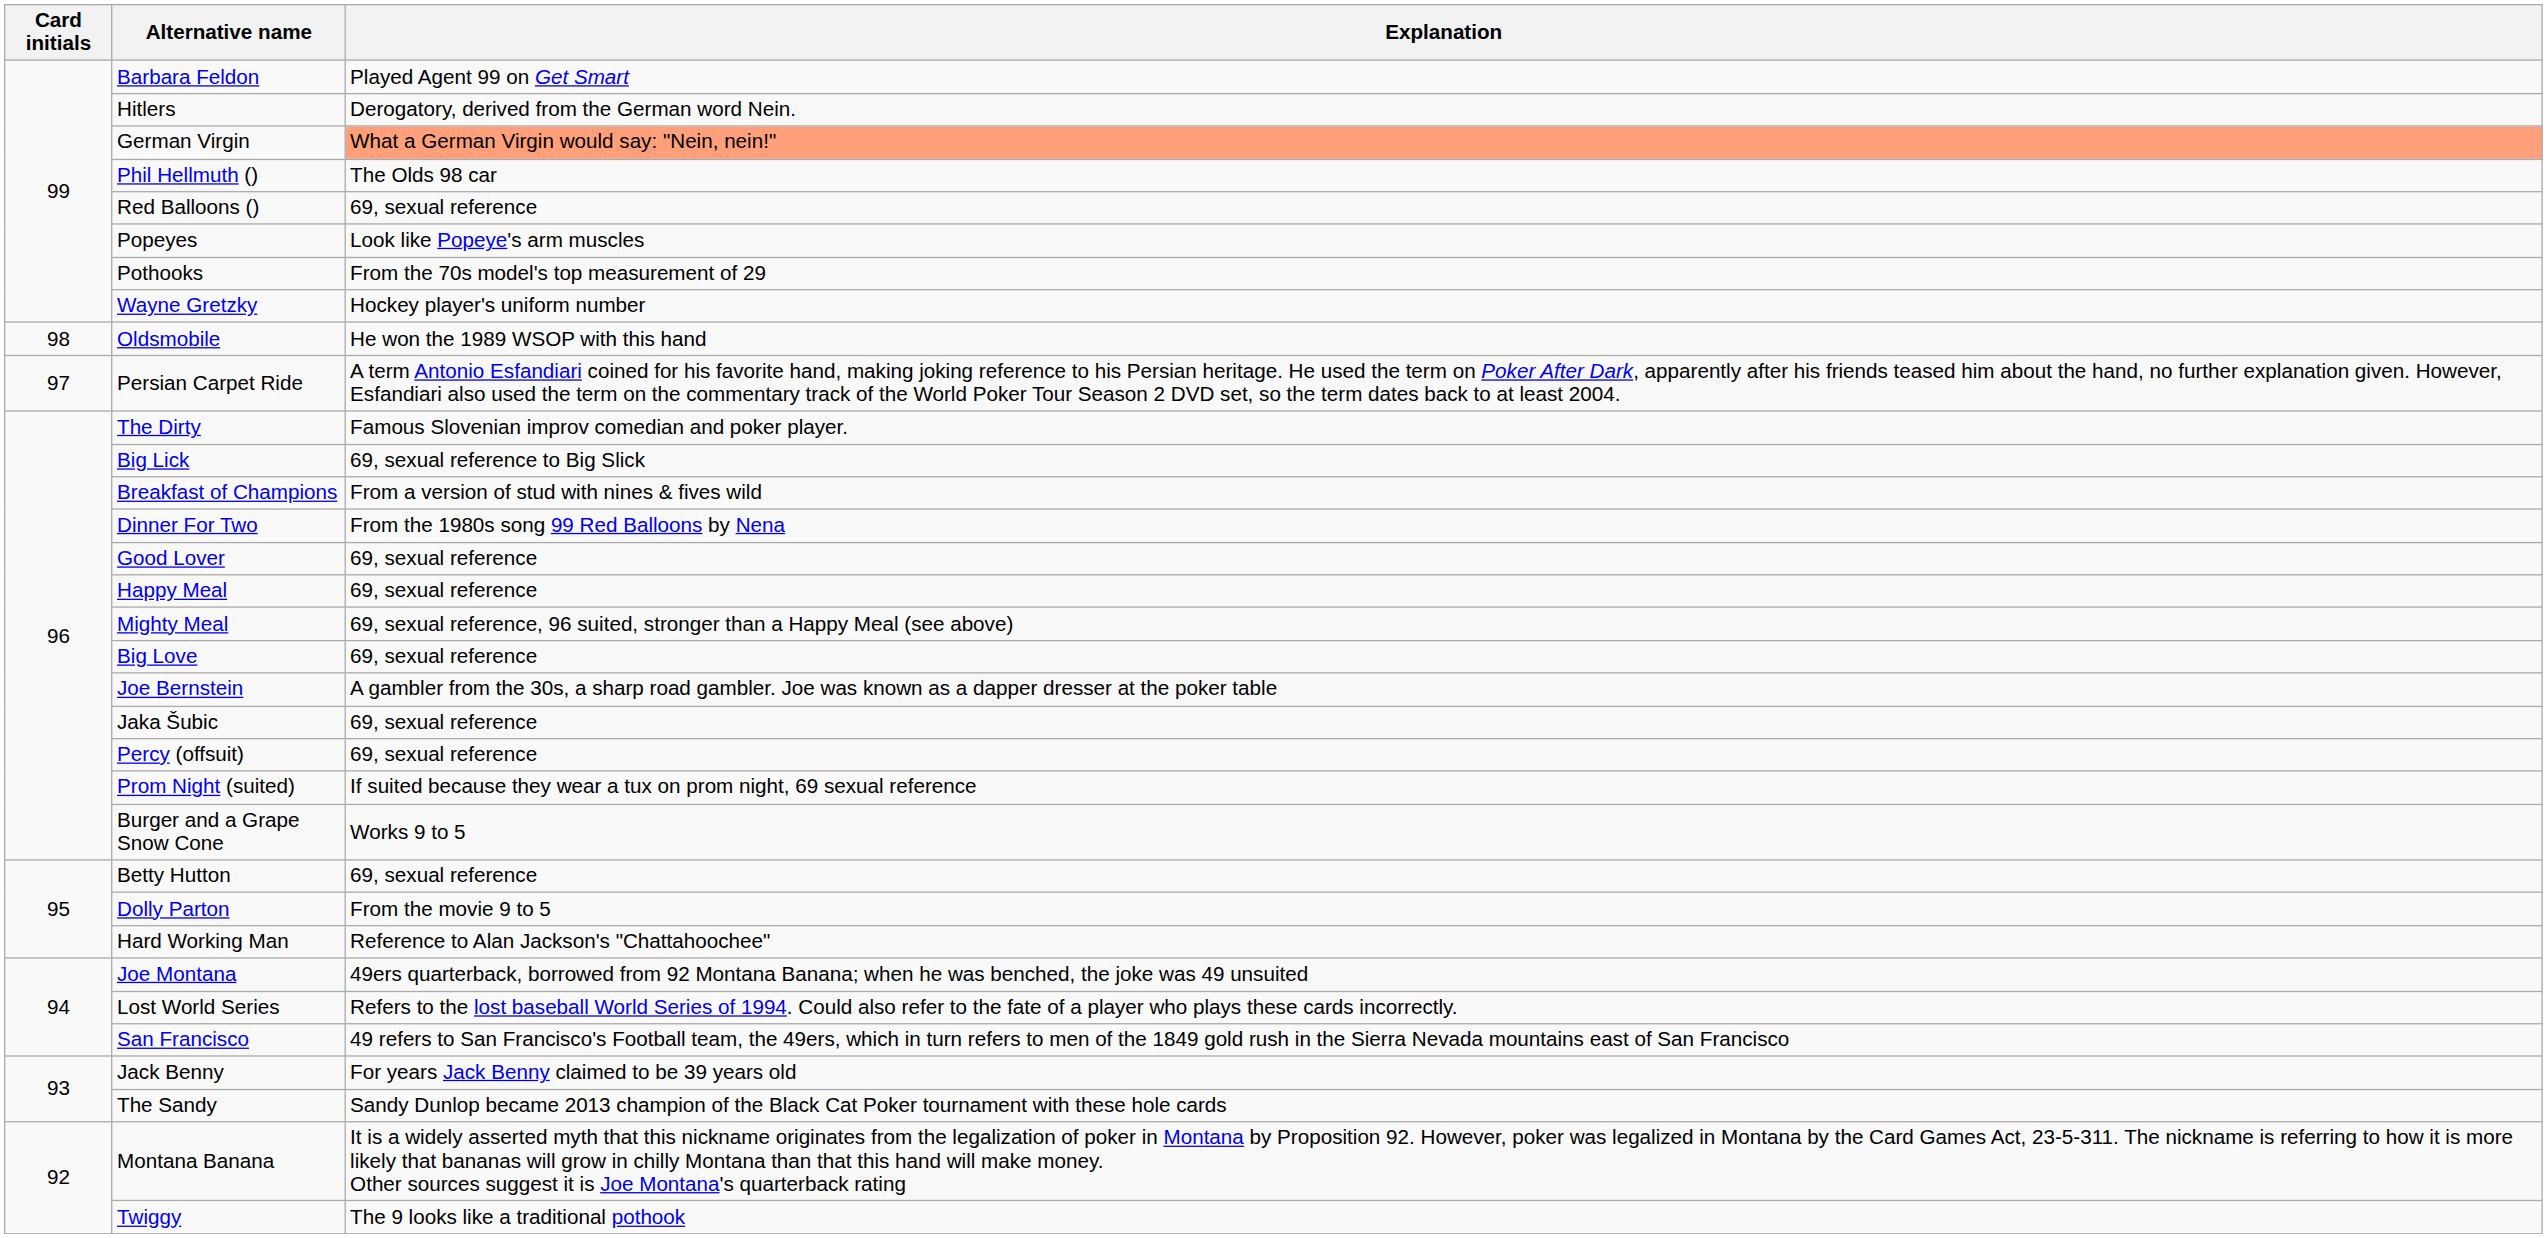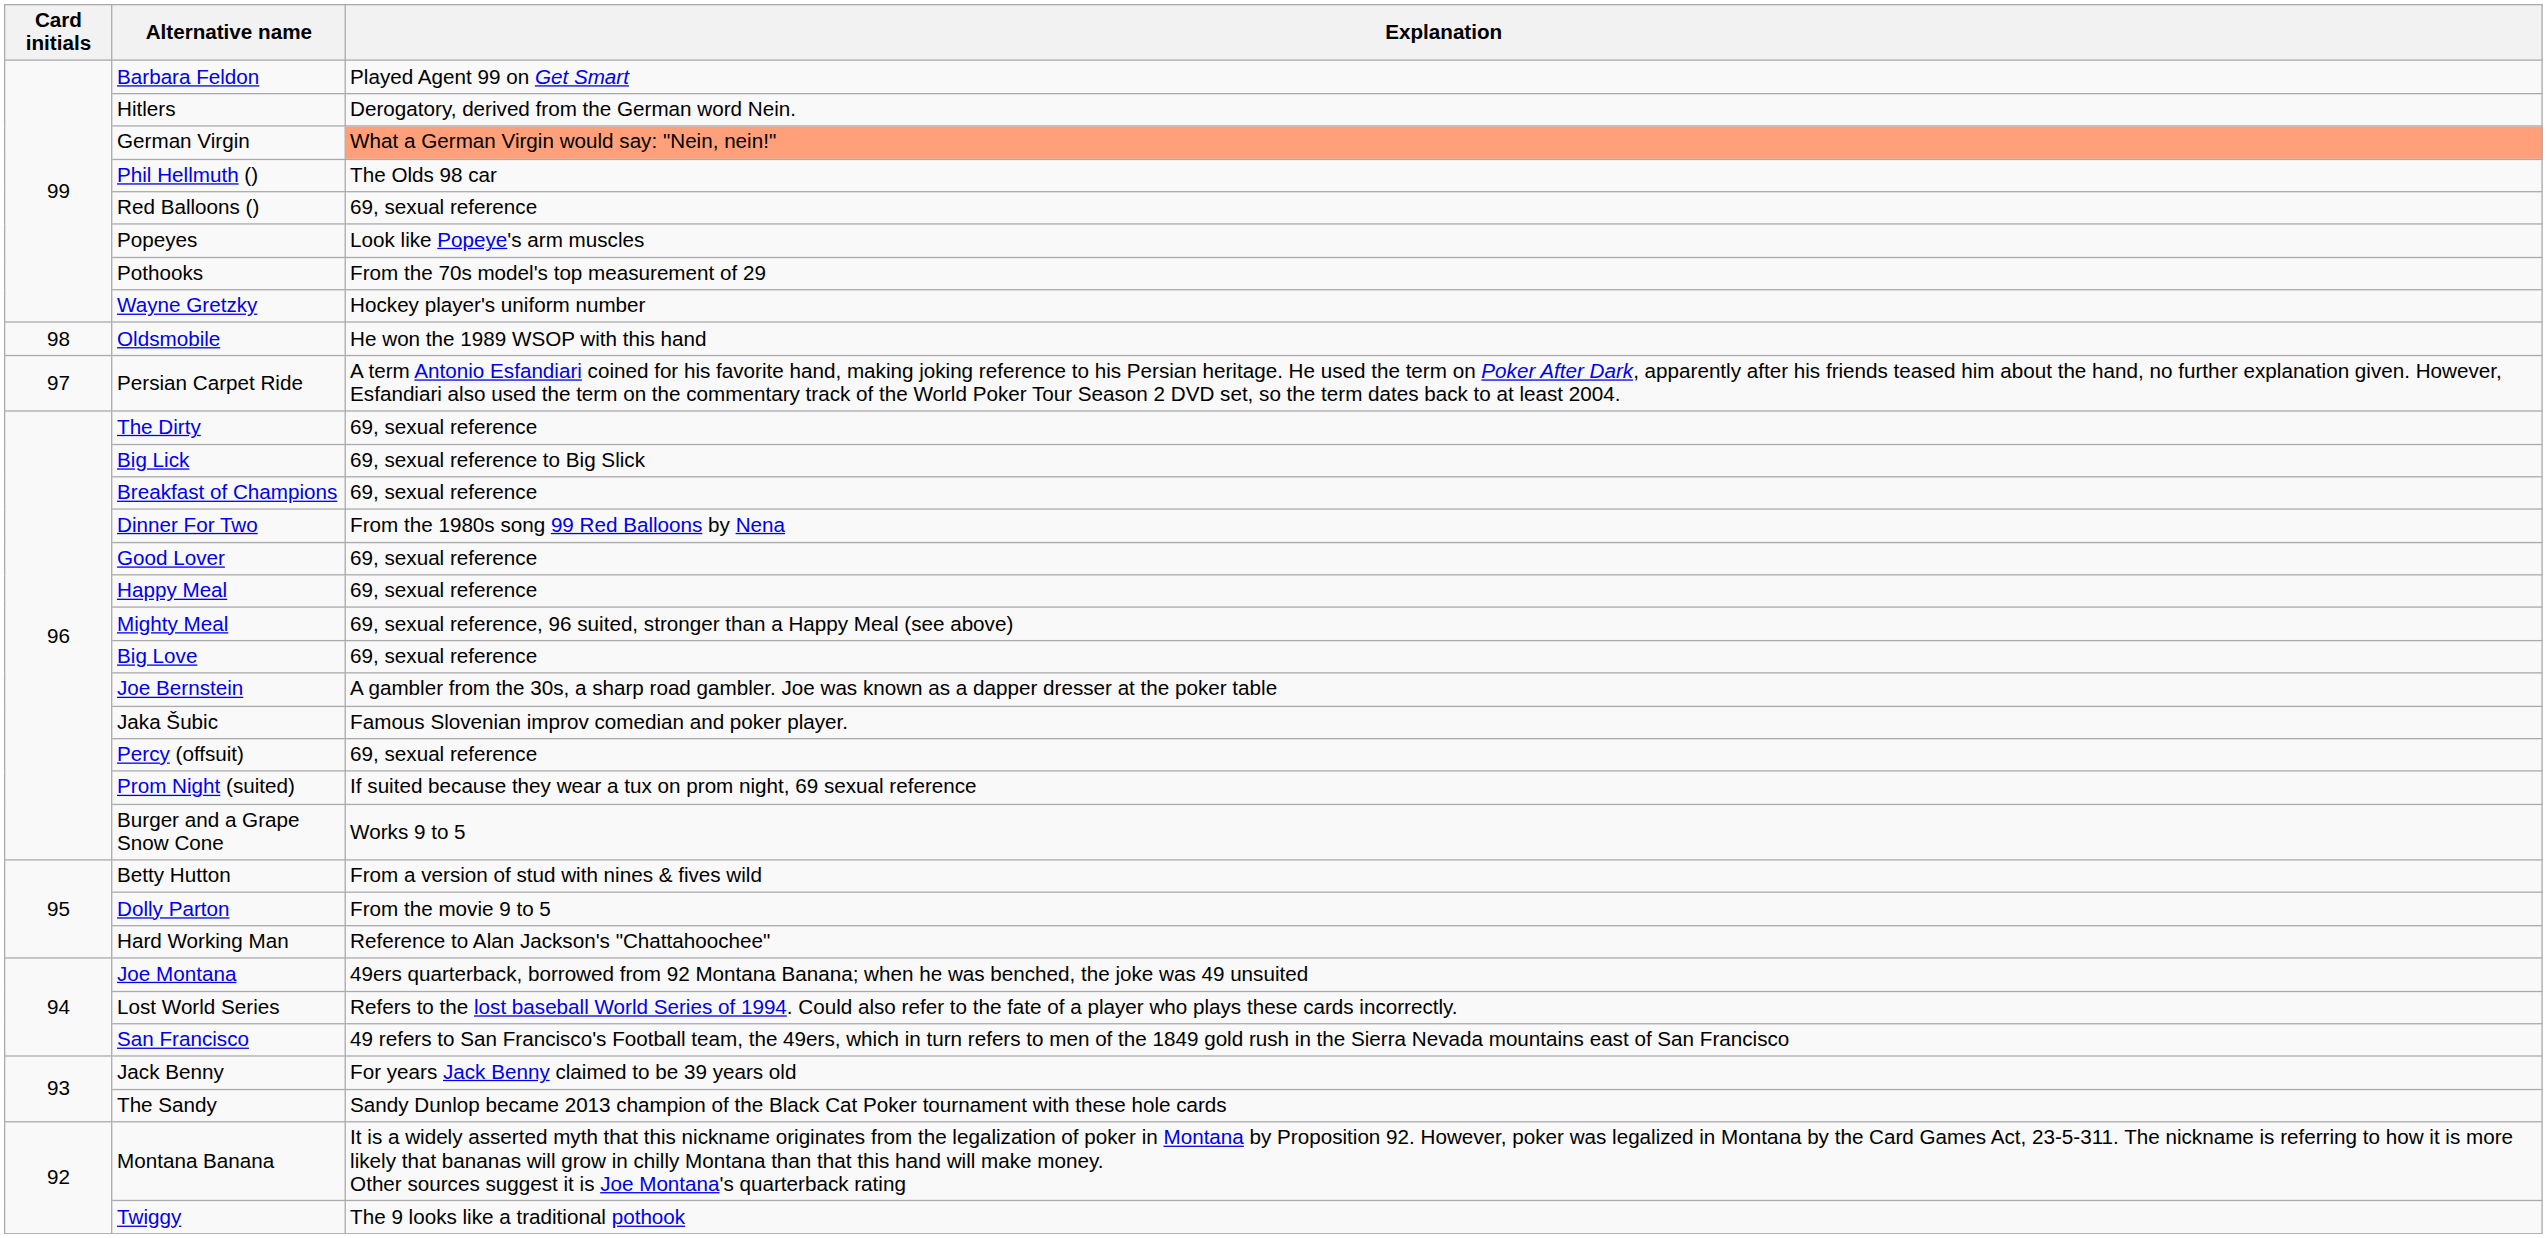(599, 427) Famous Slovenian improv comedian and poker player. -> (444, 427) 69, sexual reference
(556, 492) From a version of stud with nines & fives wild -> (444, 492) 69, sexual reference
(444, 721) 69, sexual reference -> (599, 721) Famous Slovenian improv comedian and poker player.
(444, 876) 69, sexual reference -> (556, 876) From a version of stud with nines & fives wild
